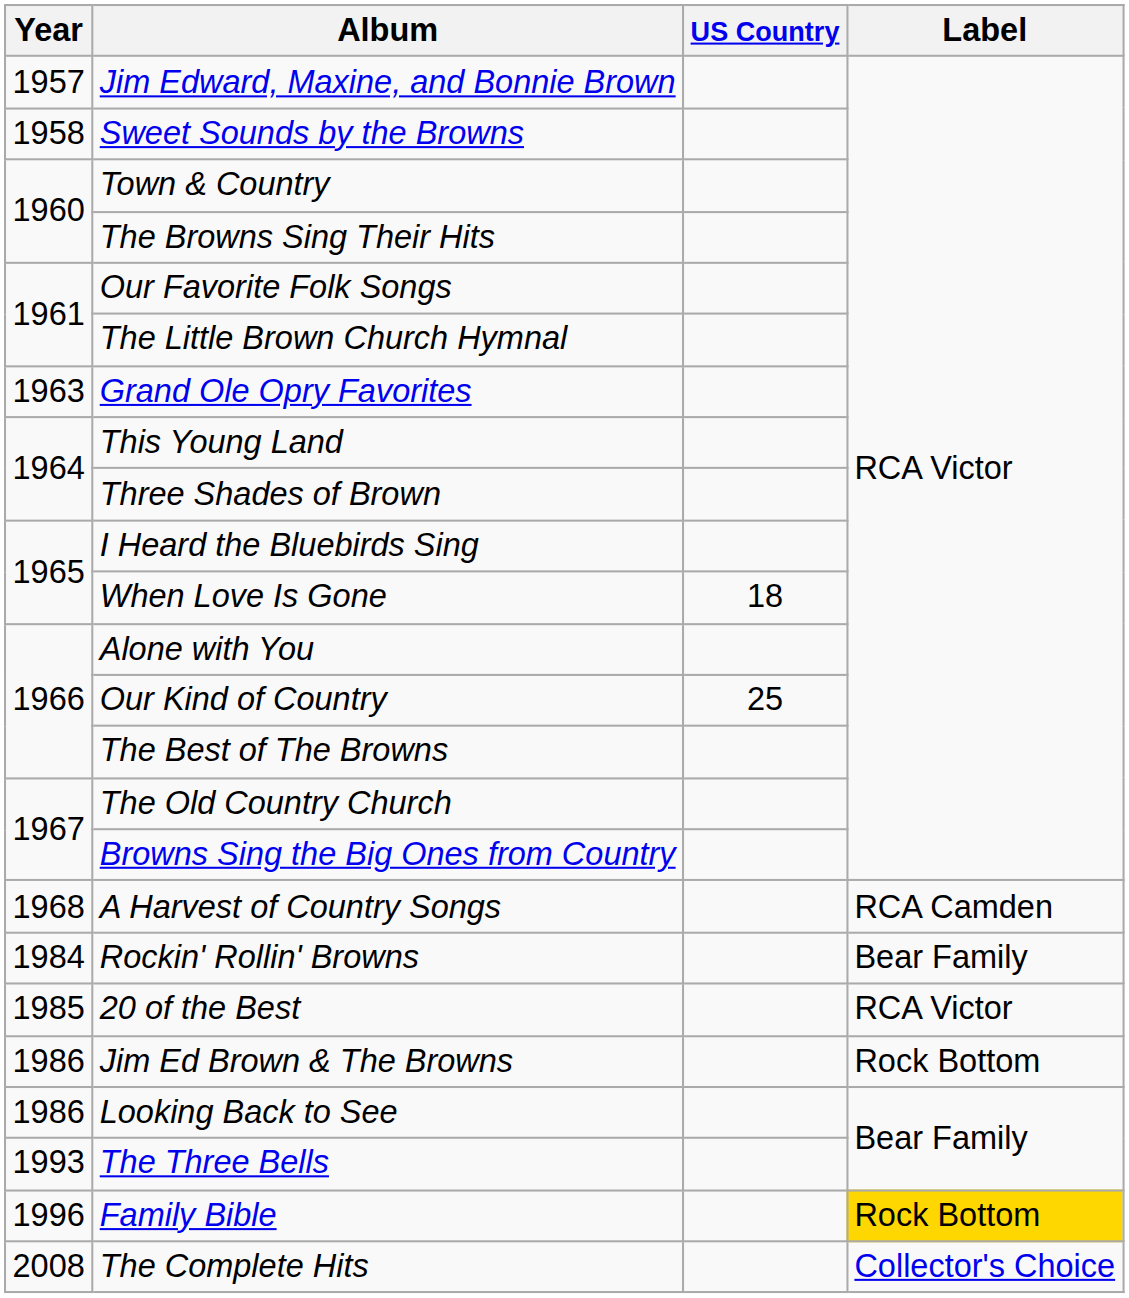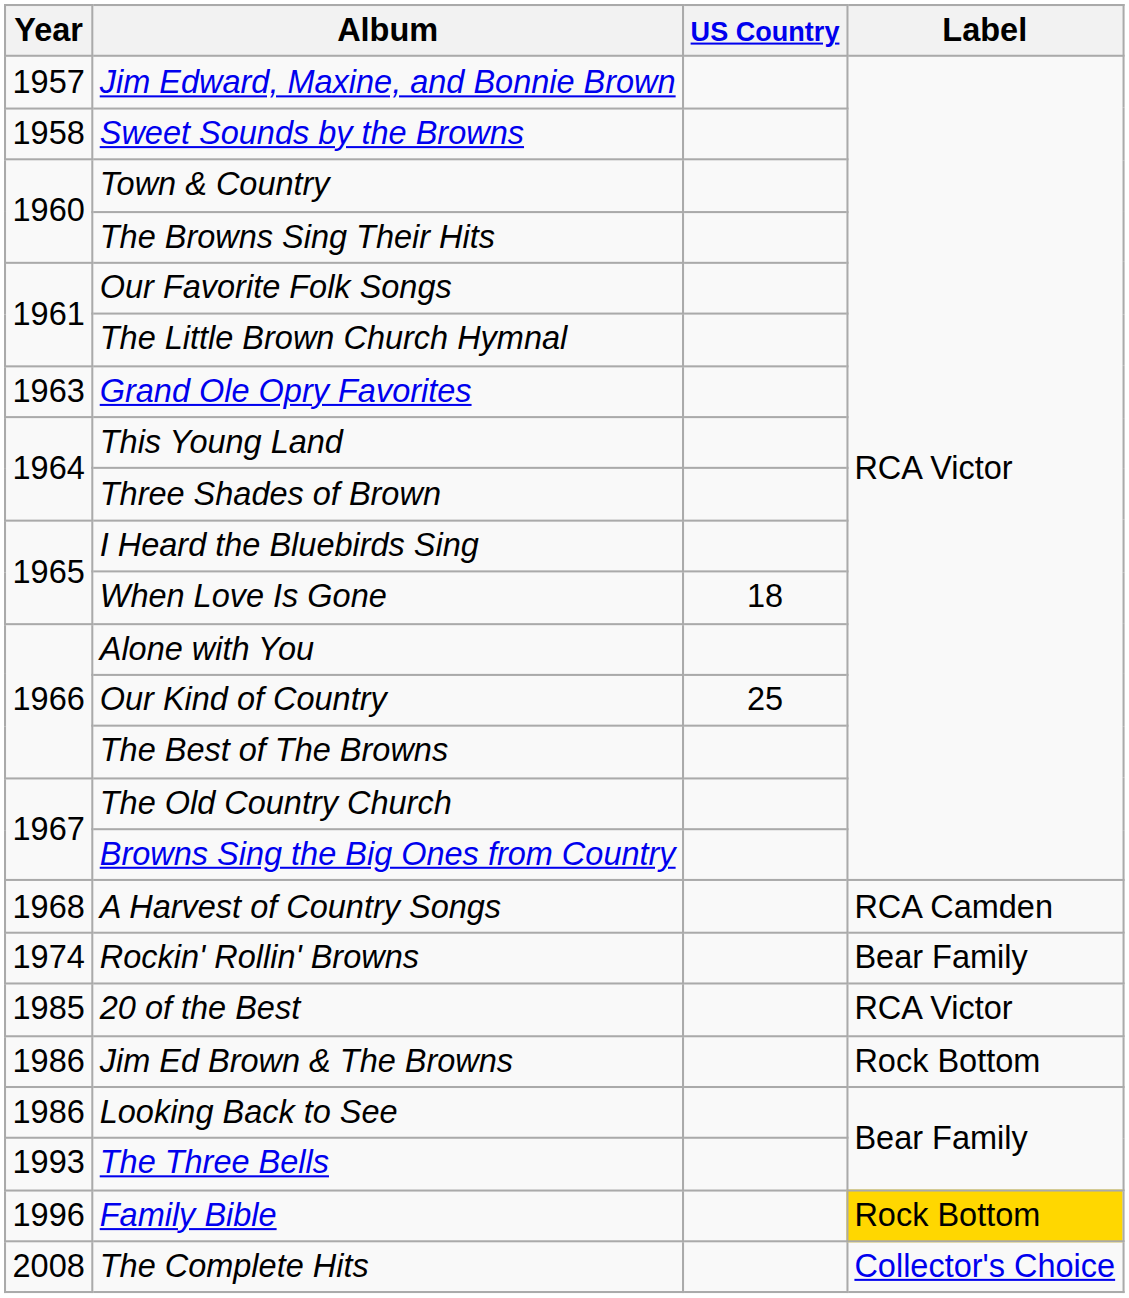(49, 957) 1984 -> (49, 957) 1974
